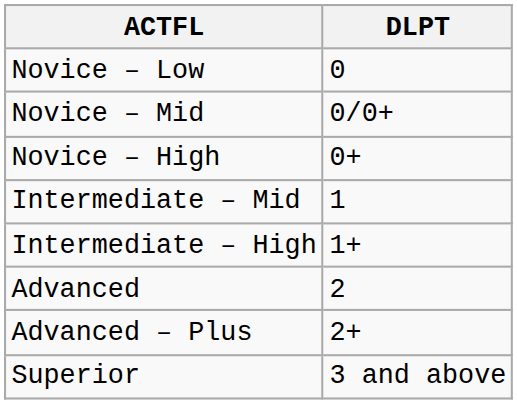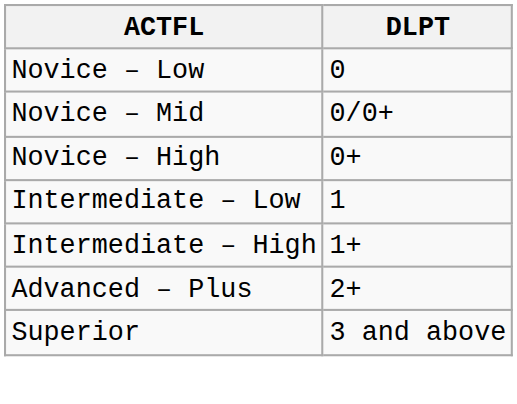+ row: (156, 201)
- row: (156, 201)
- row: (76, 289)
